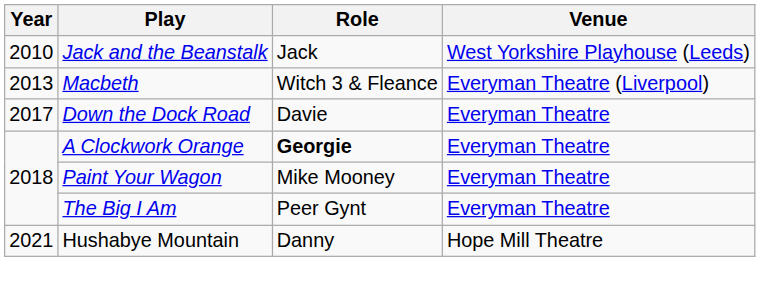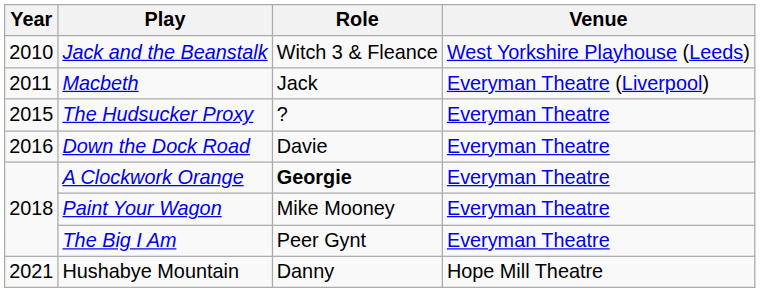(297, 51) Jack -> (357, 51) Witch 3 & Fleance
(31, 83) 2013 -> (31, 83) 2011
(357, 83) Witch 3 & Fleance -> (297, 83) Jack
+ row: (158, 114)
(31, 114) 2017 -> (31, 146) 2016
